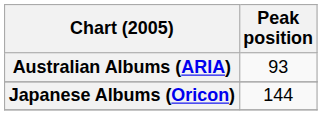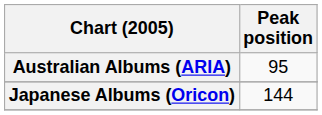(278, 67) 93 -> (278, 67) 95
